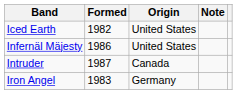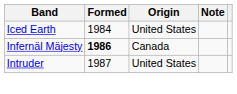(99, 30) 1982 -> (99, 30) 1984
(99, 47) normal -> (99, 47) bold
(164, 47) United States -> (150, 47) Canada
(150, 64) Canada -> (164, 64) United States
- row: (31, 81)
